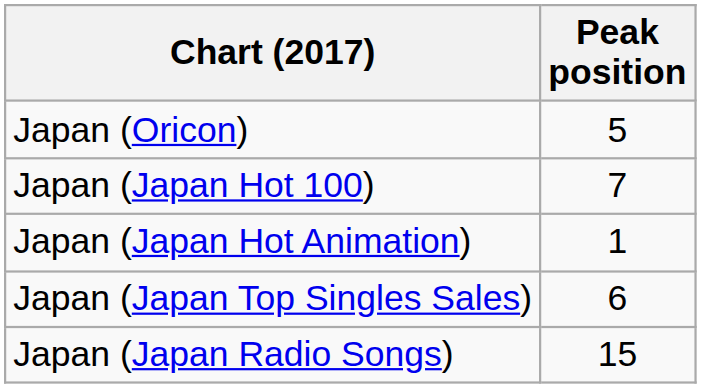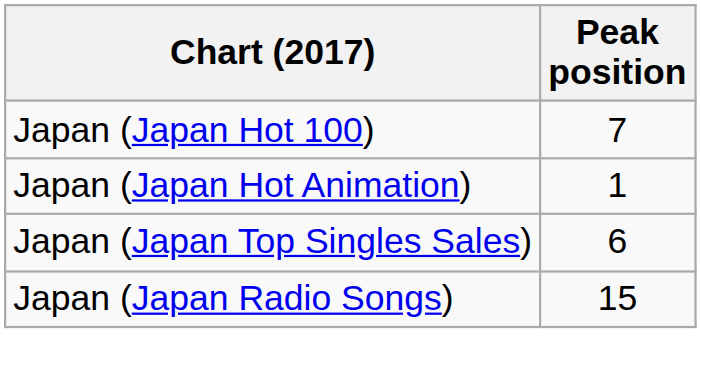- row: (131, 128)
